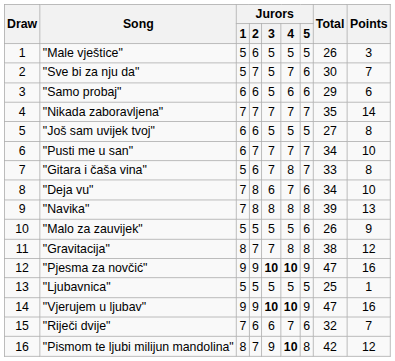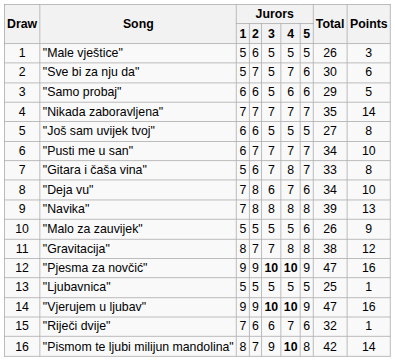(369, 72) 7 -> (369, 72) 6
(369, 92) 6 -> (369, 92) 5
(369, 326) 7 -> (369, 326) 1
(369, 346) 12 -> (369, 346) 14
